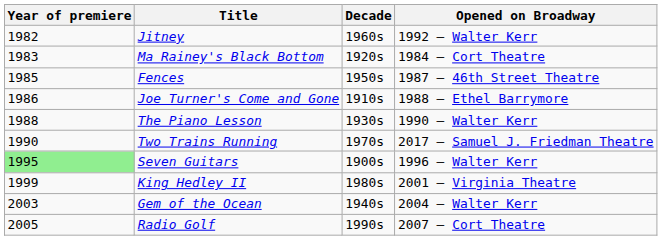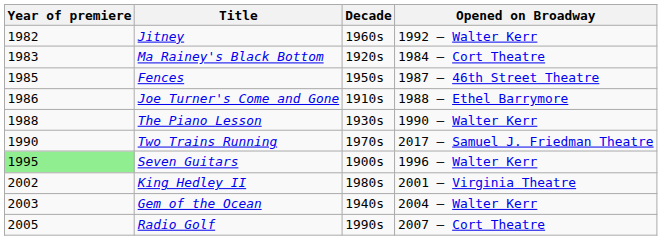(23, 183) 1999 -> (23, 183) 2002
